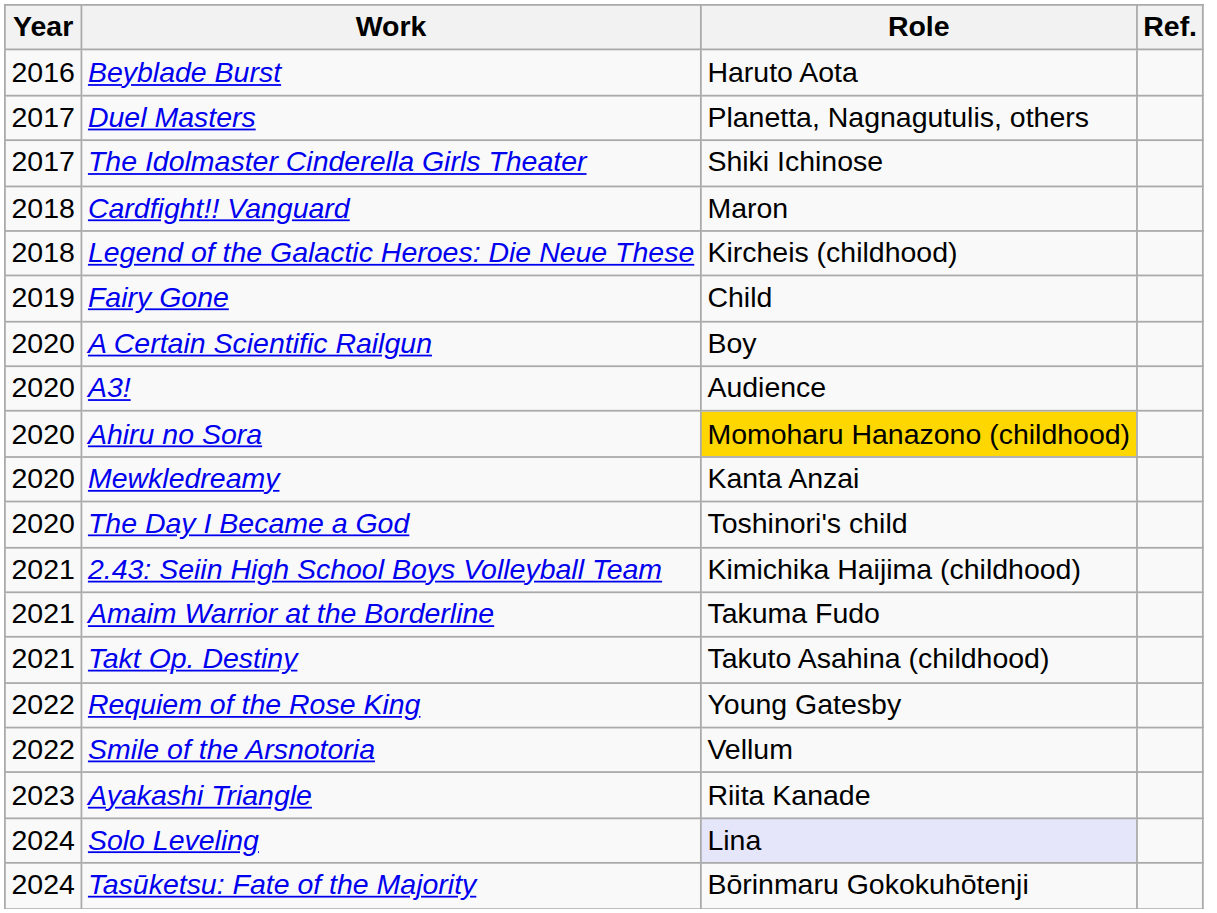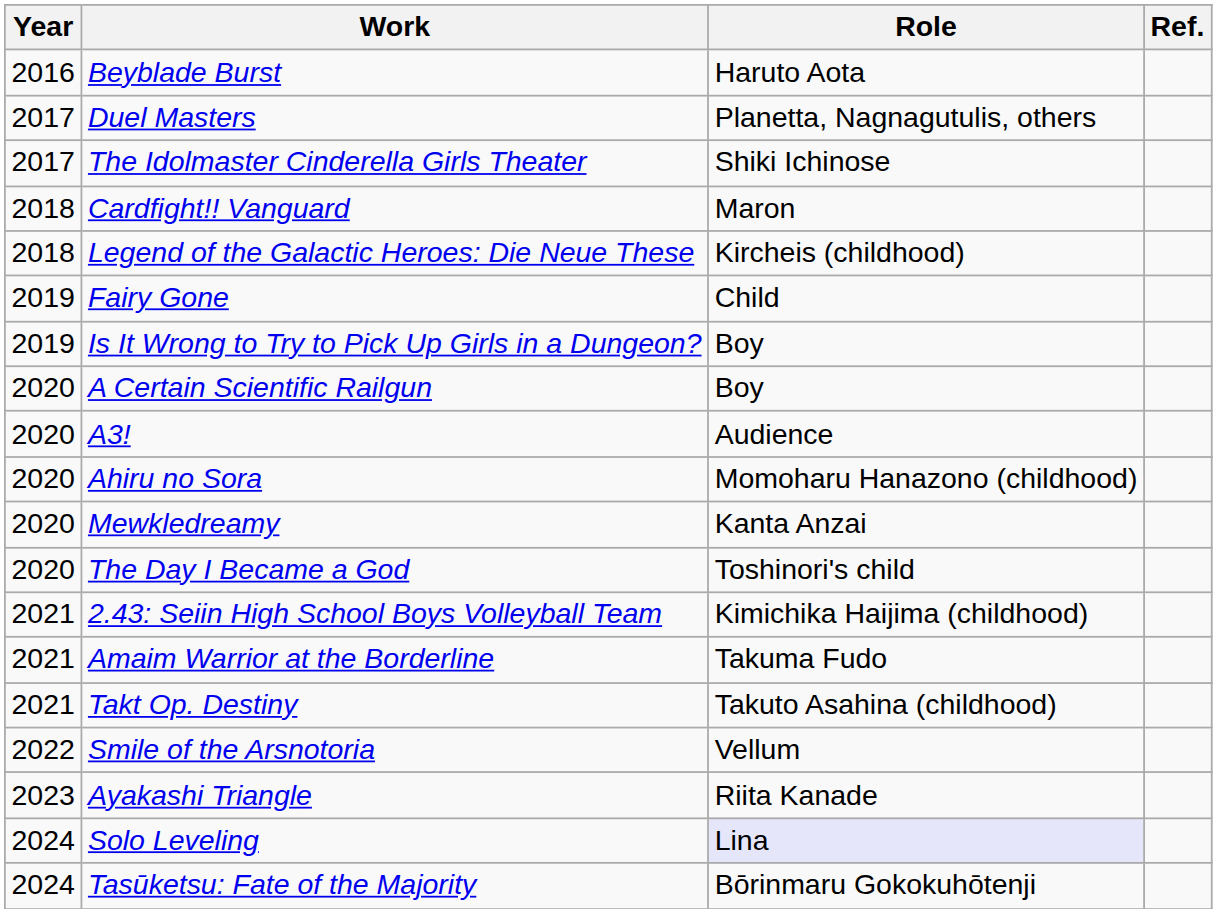+ row: (395, 343)
(919, 433) gold background -> (926, 478) no background
- row: (254, 704)
